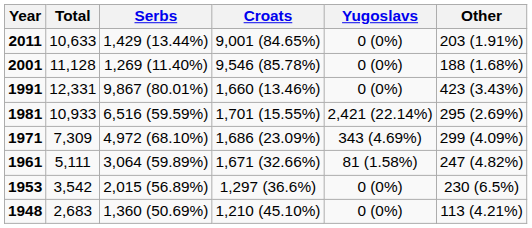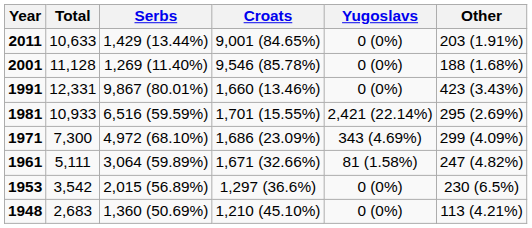(73, 138) 7,309 -> (73, 138) 7,300
